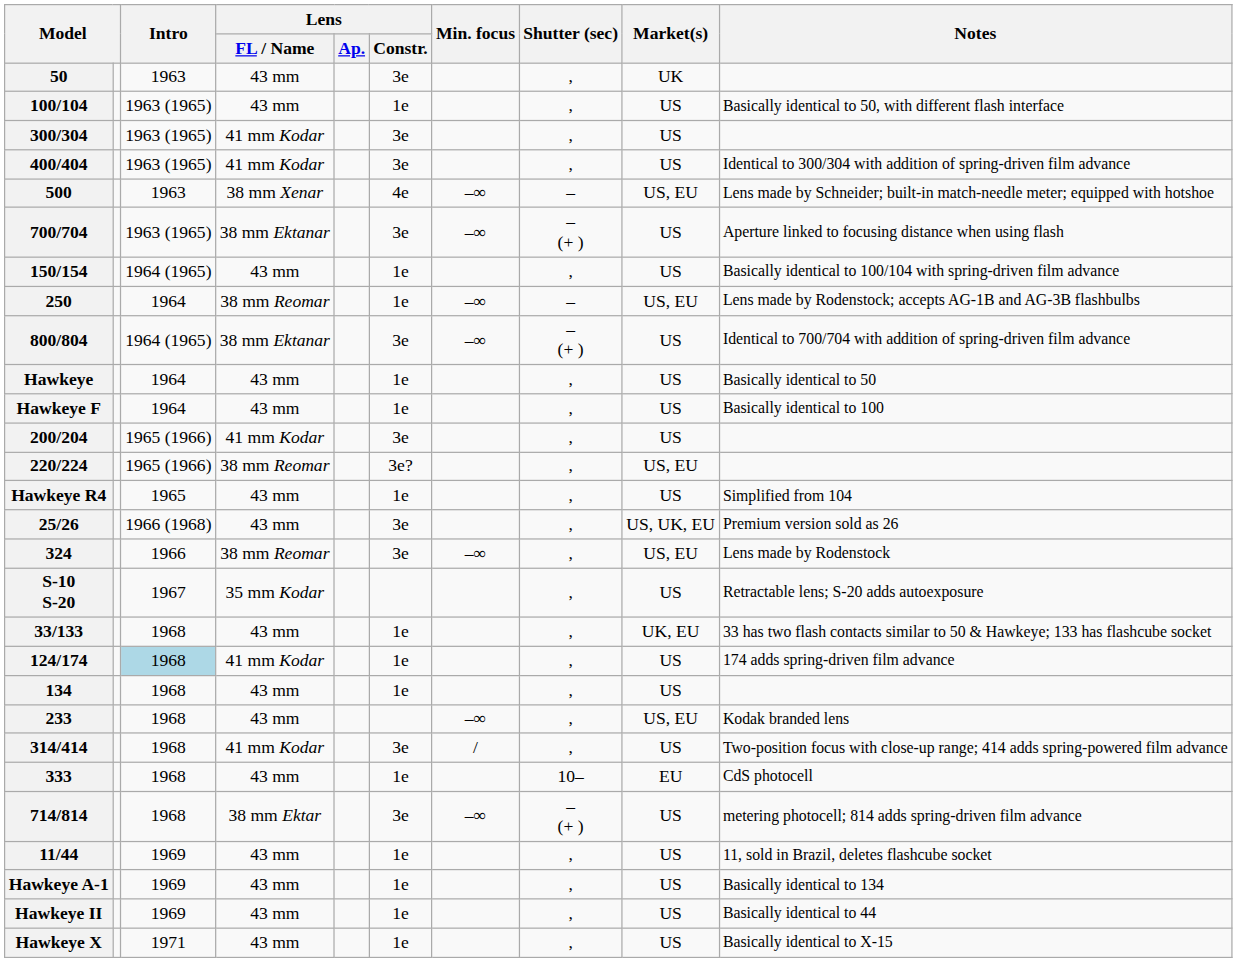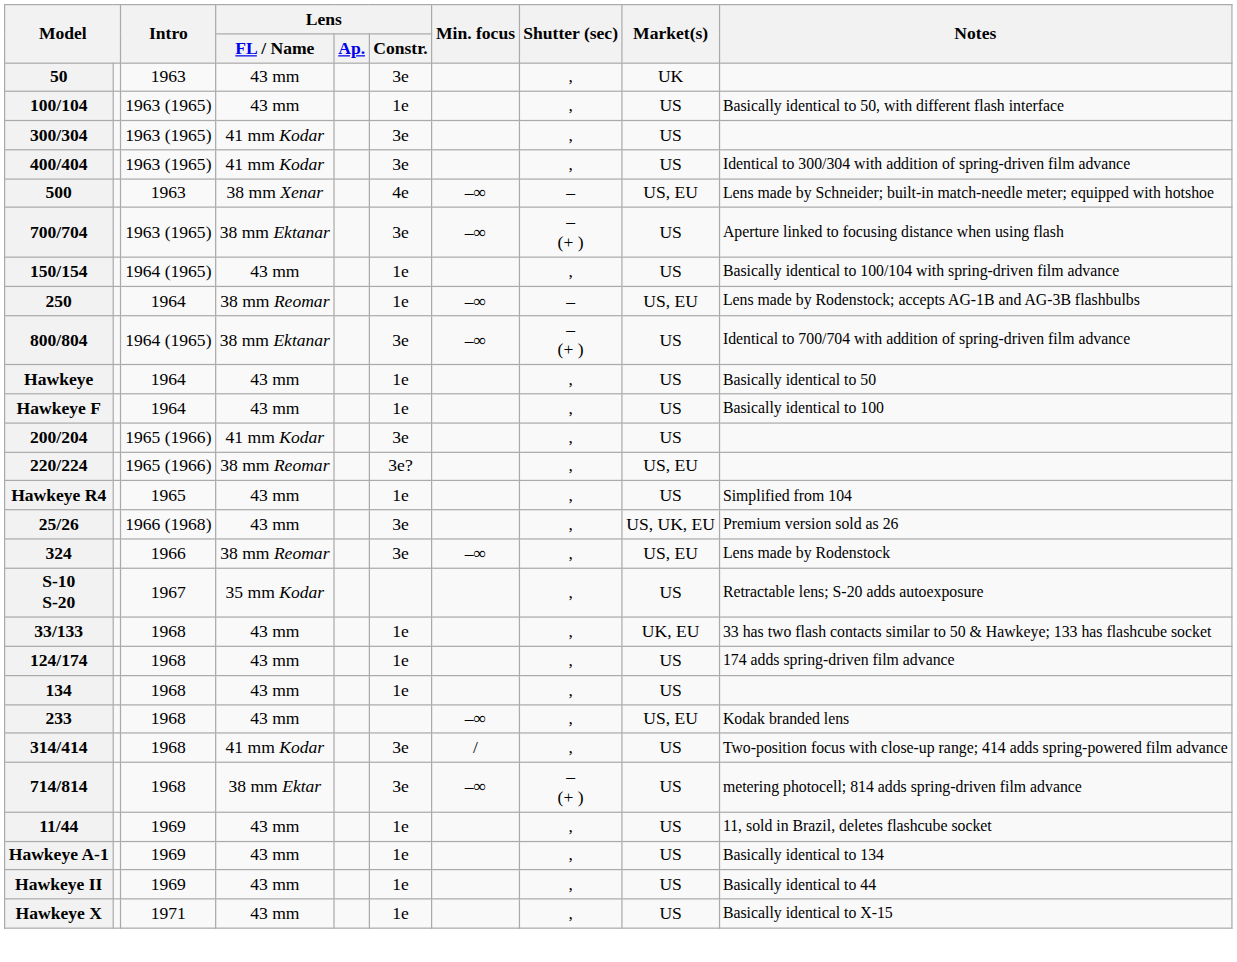(168, 661) lightblue background -> (168, 661) no background
(275, 661) 41 mm Kodar -> (275, 661) 43 mm
- row: (59, 776)
